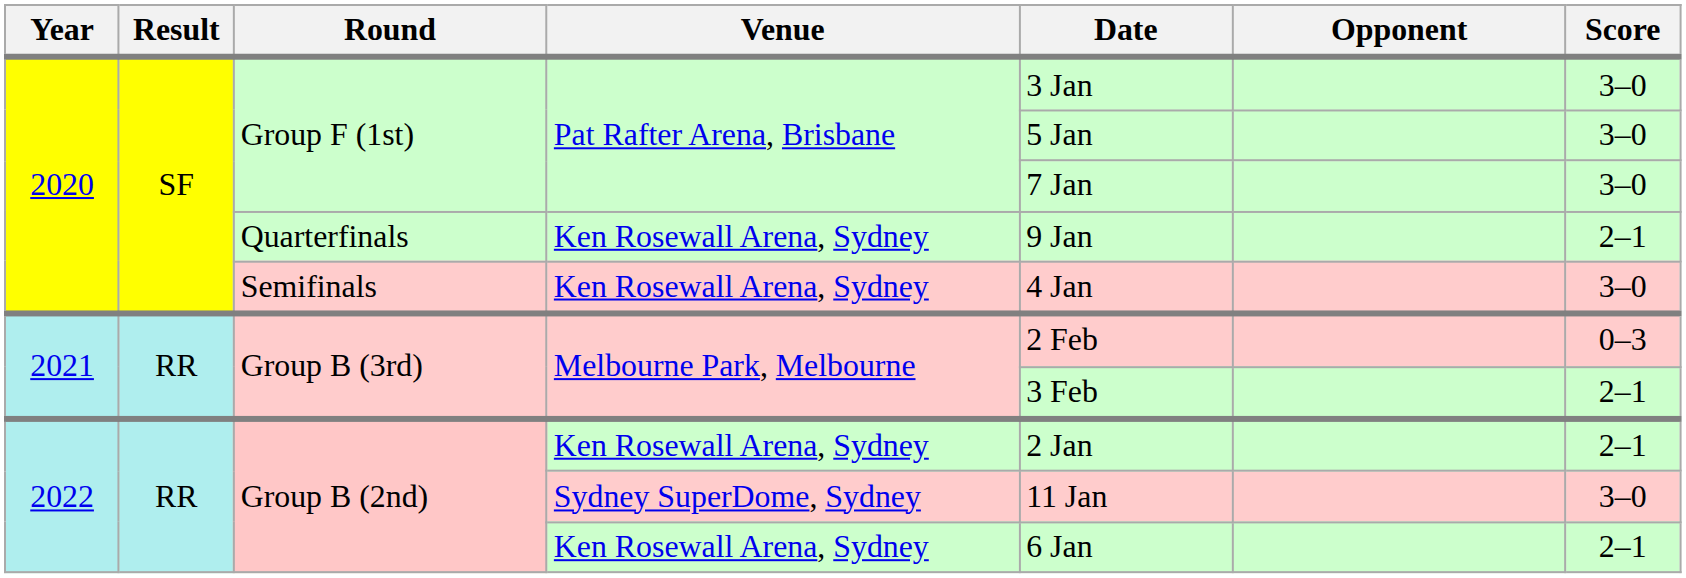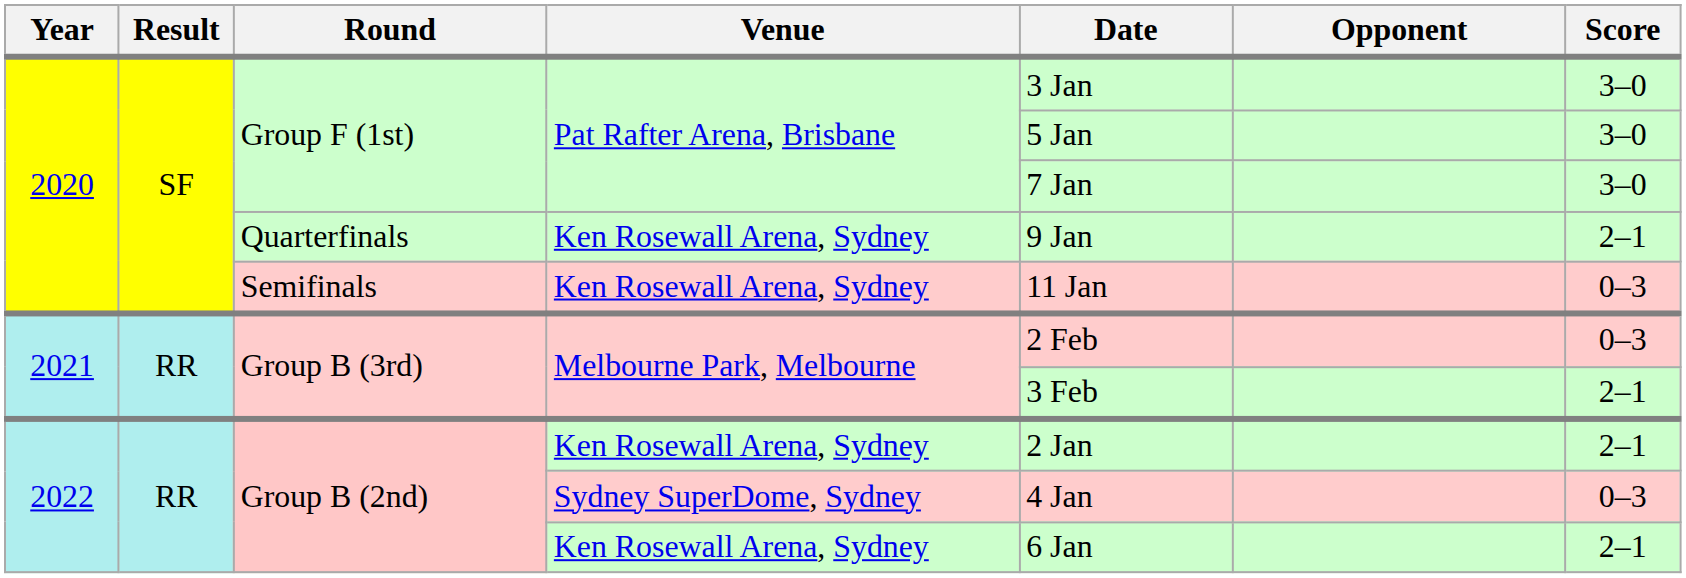(1059, 286) 4 Jan -> (1067, 286) 11 Jan
(1623, 286) 3–0 -> (1623, 286) 0–3
(1067, 496) 11 Jan -> (1059, 496) 4 Jan
(1623, 496) 3–0 -> (1623, 496) 0–3
